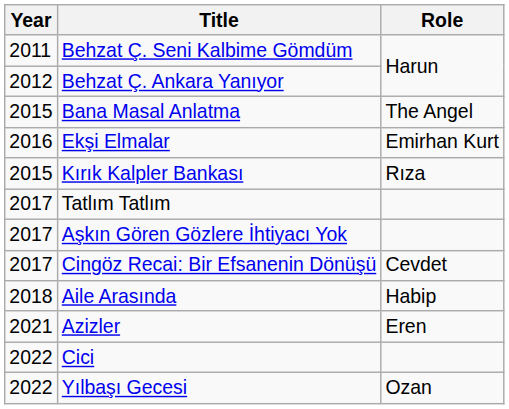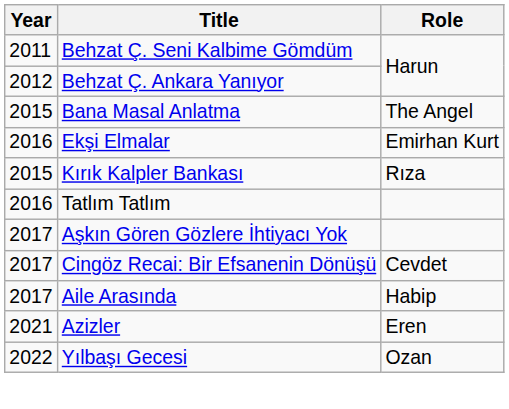(31, 204) 2017 -> (31, 204) 2016
(31, 296) 2018 -> (31, 296) 2017
- row: (78, 357)
